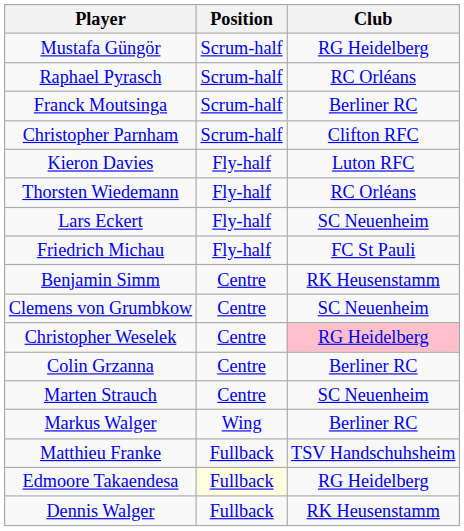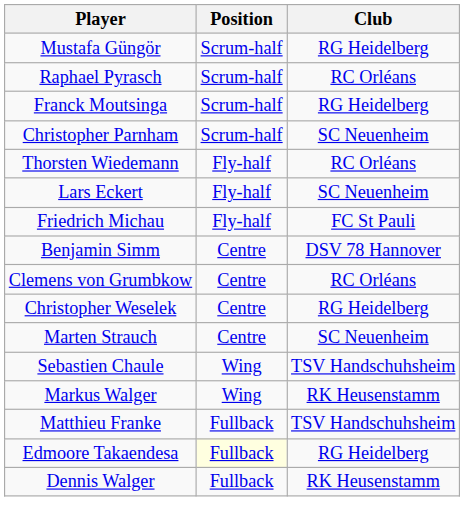(373, 105) Berliner RC -> (373, 105) RG Heidelberg
(373, 134) Clifton RFC -> (373, 134) SC Neuenheim
- row: (100, 163)
(373, 279) RK Heusenstamm -> (373, 250) DSV 78 Hannover
(373, 308) SC Neuenheim -> (373, 279) RC Orléans
(373, 337) pink background -> (373, 308) no background
- row: (100, 366)
+ row: (100, 366)
(373, 423) Berliner RC -> (373, 395) RK Heusenstamm
